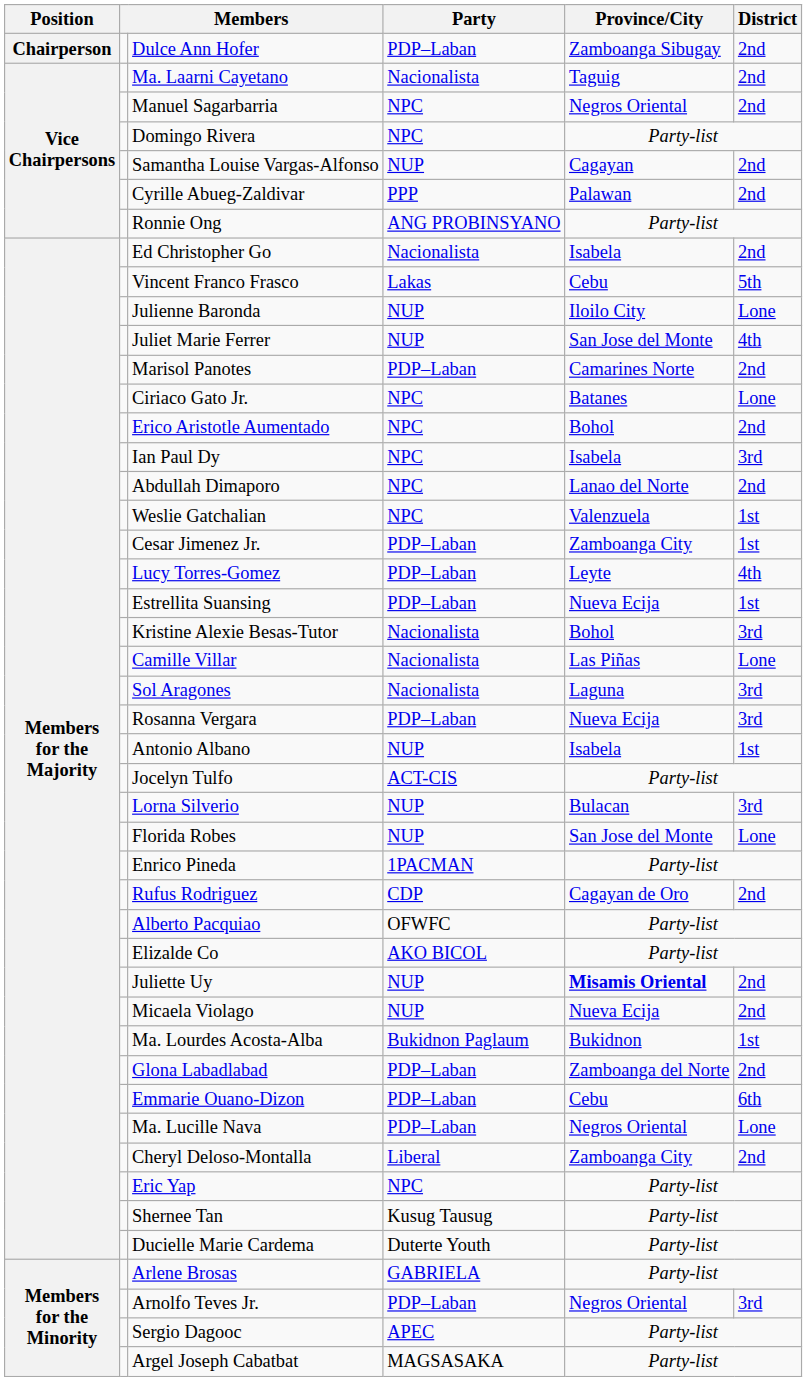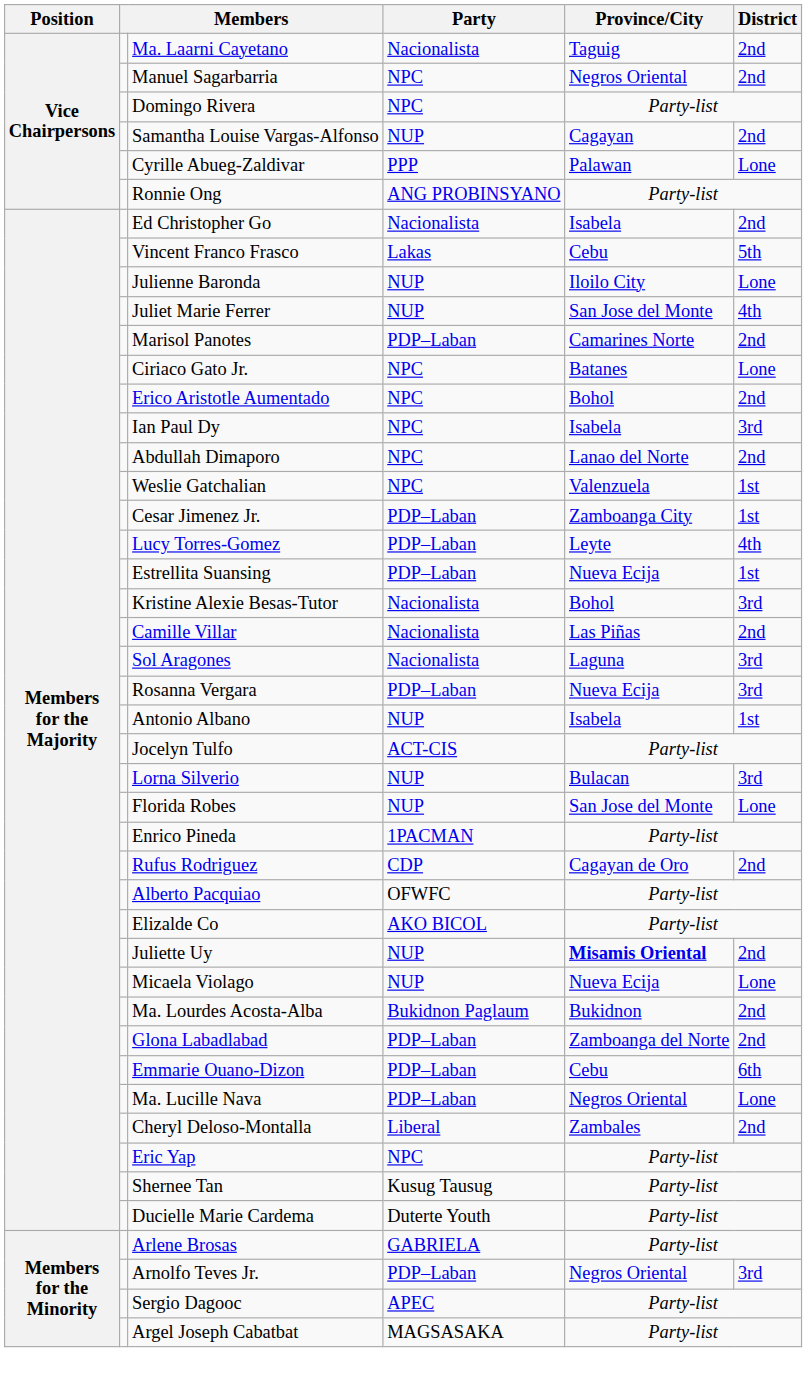- row: (195, 48)
(752, 194) 2nd -> (757, 164) Lone
(757, 661) Lone -> (752, 631) 2nd
(752, 1011) 2nd -> (757, 982) Lone
(749, 1040) 1st -> (752, 1011) 2nd
(631, 1157) Zamboanga City -> (605, 1127) Zambales
